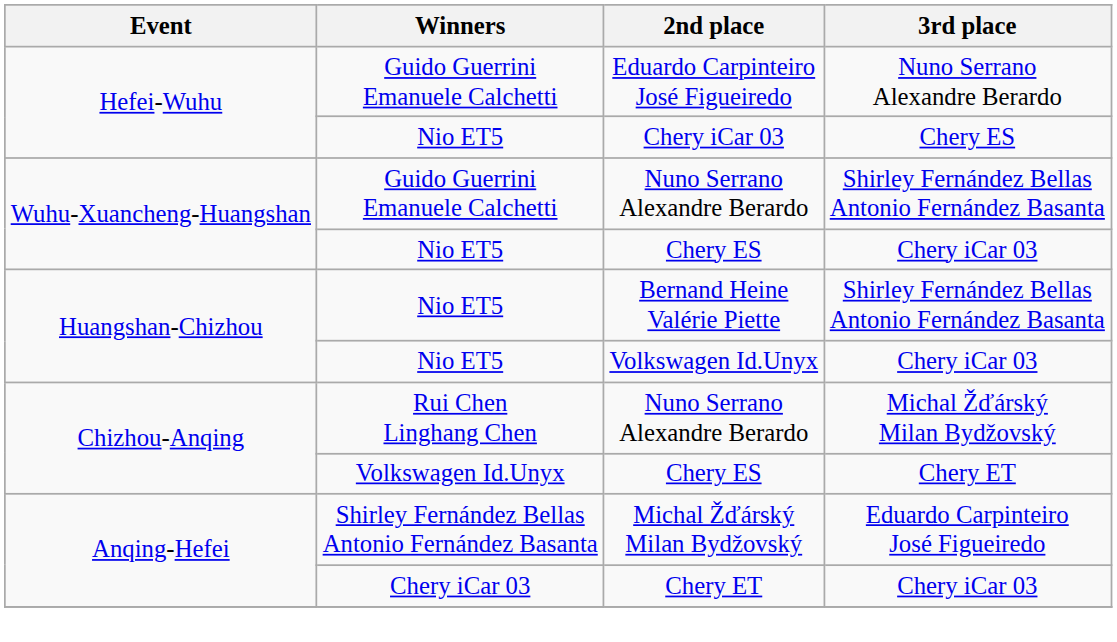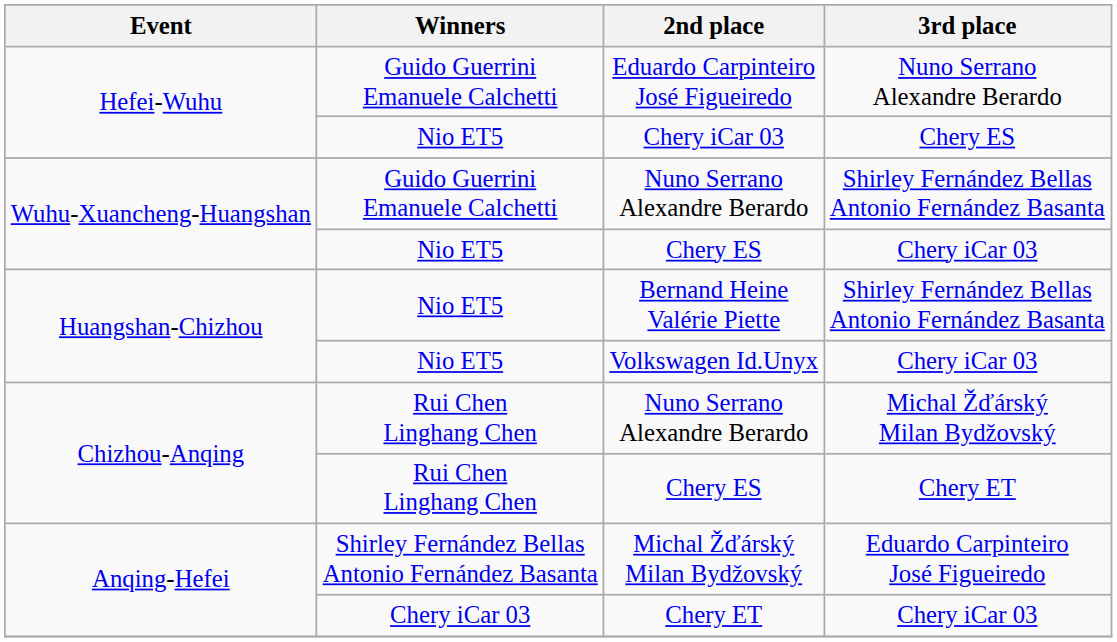(460, 473) Volkswagen Id.Unyx -> (460, 488) Rui Chen Linghang Chen
